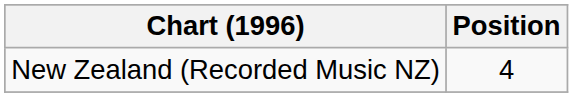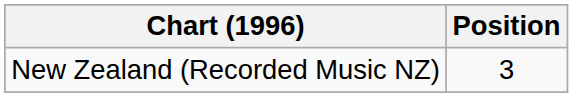(506, 69) 4 -> (506, 69) 3
